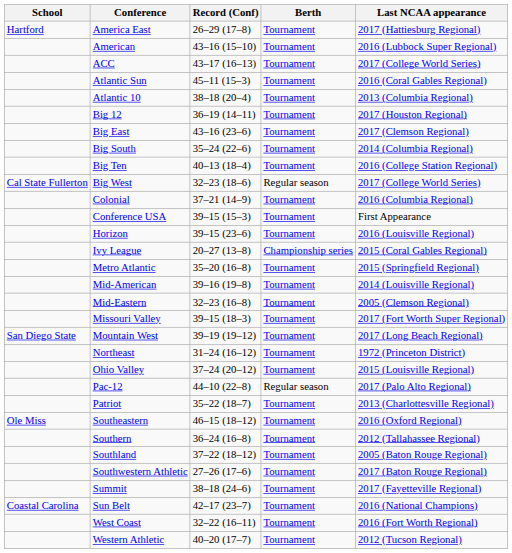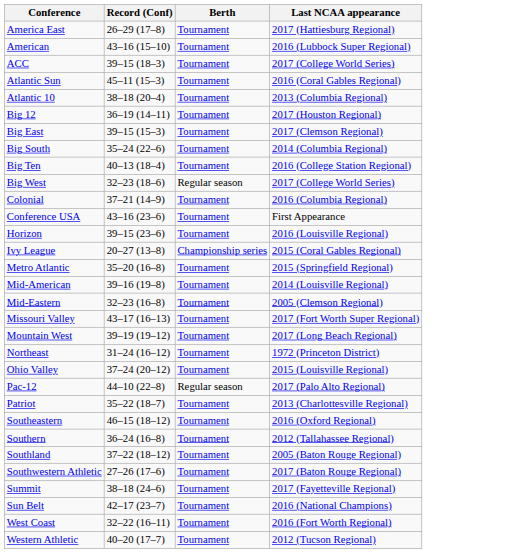- column: (47, 13)
(224, 64) 43–17 (16–13) -> (136, 64) 39–15 (18–3)
(222, 132) 43–16 (23–6) -> (136, 132) 39–15 (15–3)
(222, 217) 39–15 (15–3) -> (136, 217) 43–16 (23–6)
(222, 319) 39–15 (18–3) -> (138, 319) 43–17 (16–13)
